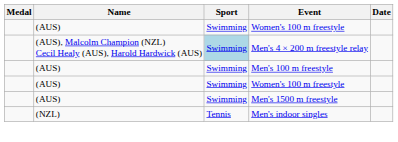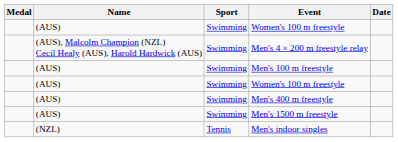(227, 48) lightblue background -> (227, 48) no background
+ row: (48, 99)
